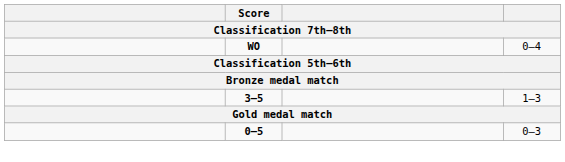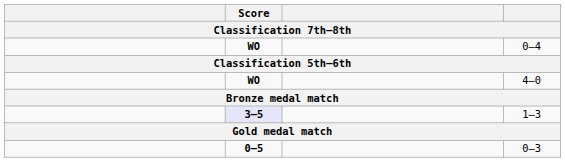+ row: (532, 81)
(254, 98) no background -> (254, 115) lavender background
